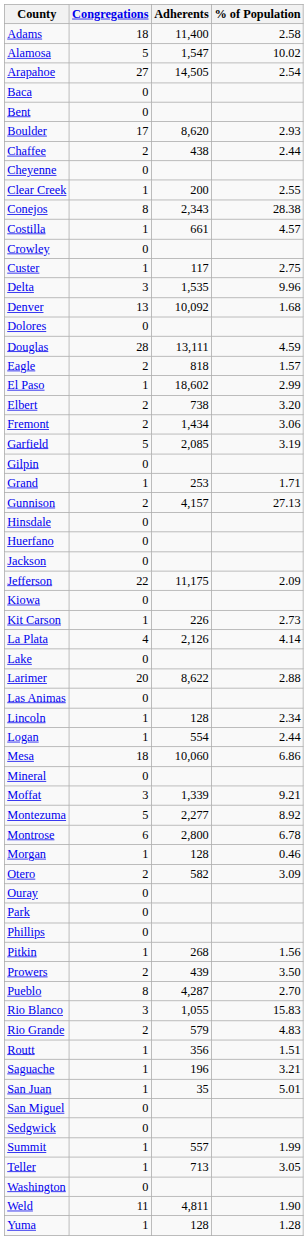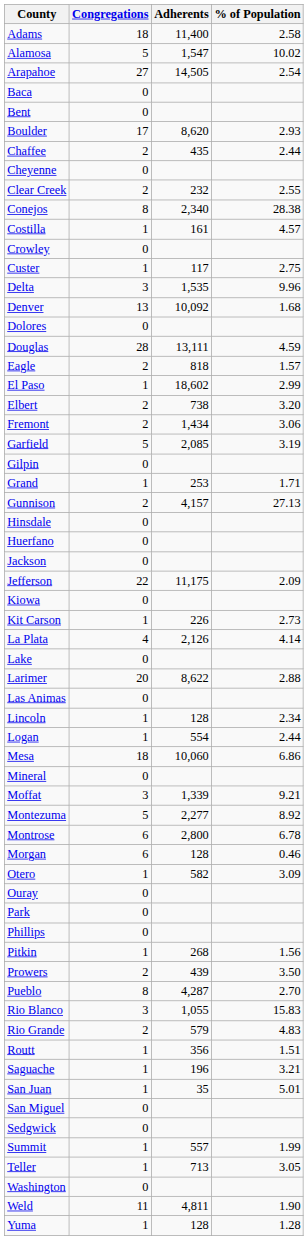(199, 151) 438 -> (199, 151) 435
(145, 190) 1 -> (145, 190) 2
(199, 190) 200 -> (199, 190) 232
(195, 209) 2,343 -> (195, 209) 2,340
(199, 229) 661 -> (199, 229) 161
(145, 854) 1 -> (145, 854) 6
(145, 873) 2 -> (145, 873) 1
